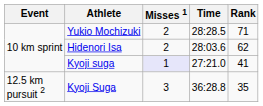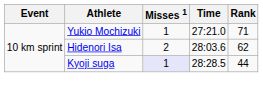(166, 32) 2 -> (166, 32) 1
(209, 32) 28:28.5 -> (209, 32) 27:21.0
(209, 64) 27:21.0 -> (209, 64) 28:28.5
(243, 64) 41 -> (243, 64) 44
- row: (92, 87)
